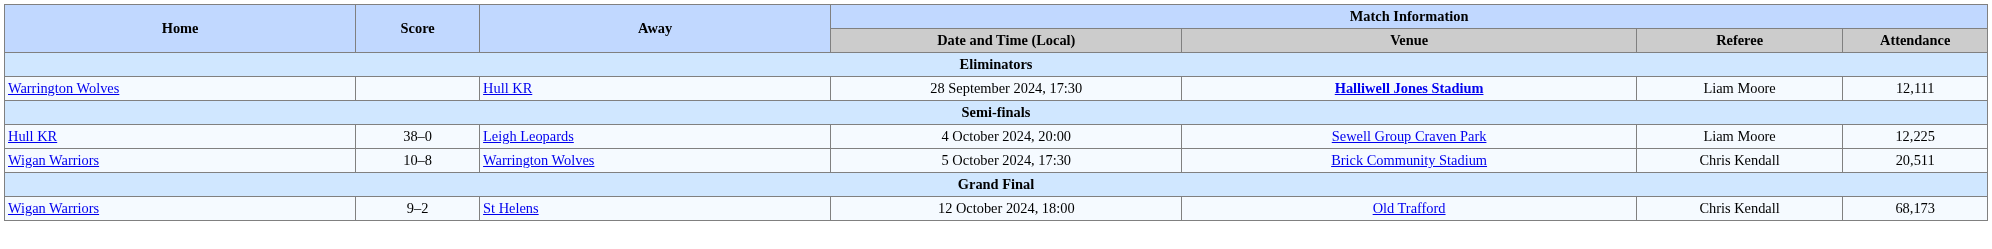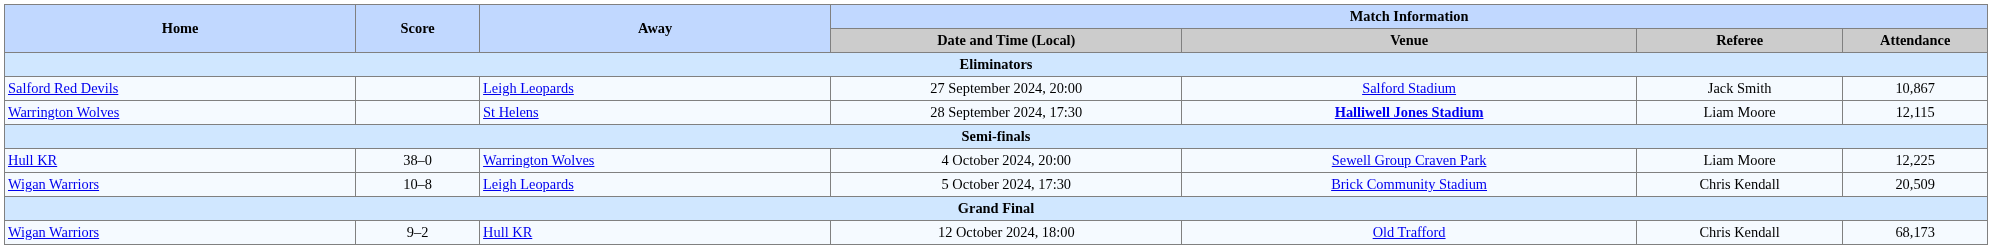+ row: (1006, 88)
(508, 88) Hull KR -> (511, 112) St Helens
(1915, 88) 12,111 -> (1915, 112) 12,115
(528, 136) Leigh Leopards -> (539, 160) Warrington Wolves
(539, 160) Warrington Wolves -> (528, 184) Leigh Leopards
(1915, 160) 20,511 -> (1915, 184) 20,509
(511, 208) St Helens -> (508, 232) Hull KR
